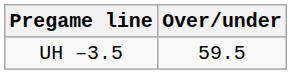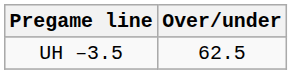(222, 53) 59.5 -> (222, 53) 62.5
